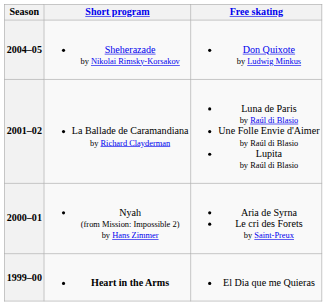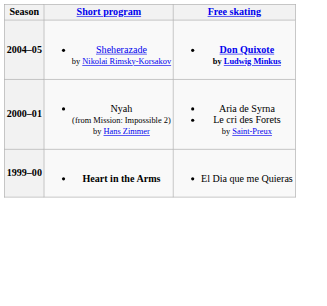(256, 55) normal -> (234, 55) bold
- row: (24, 131)
